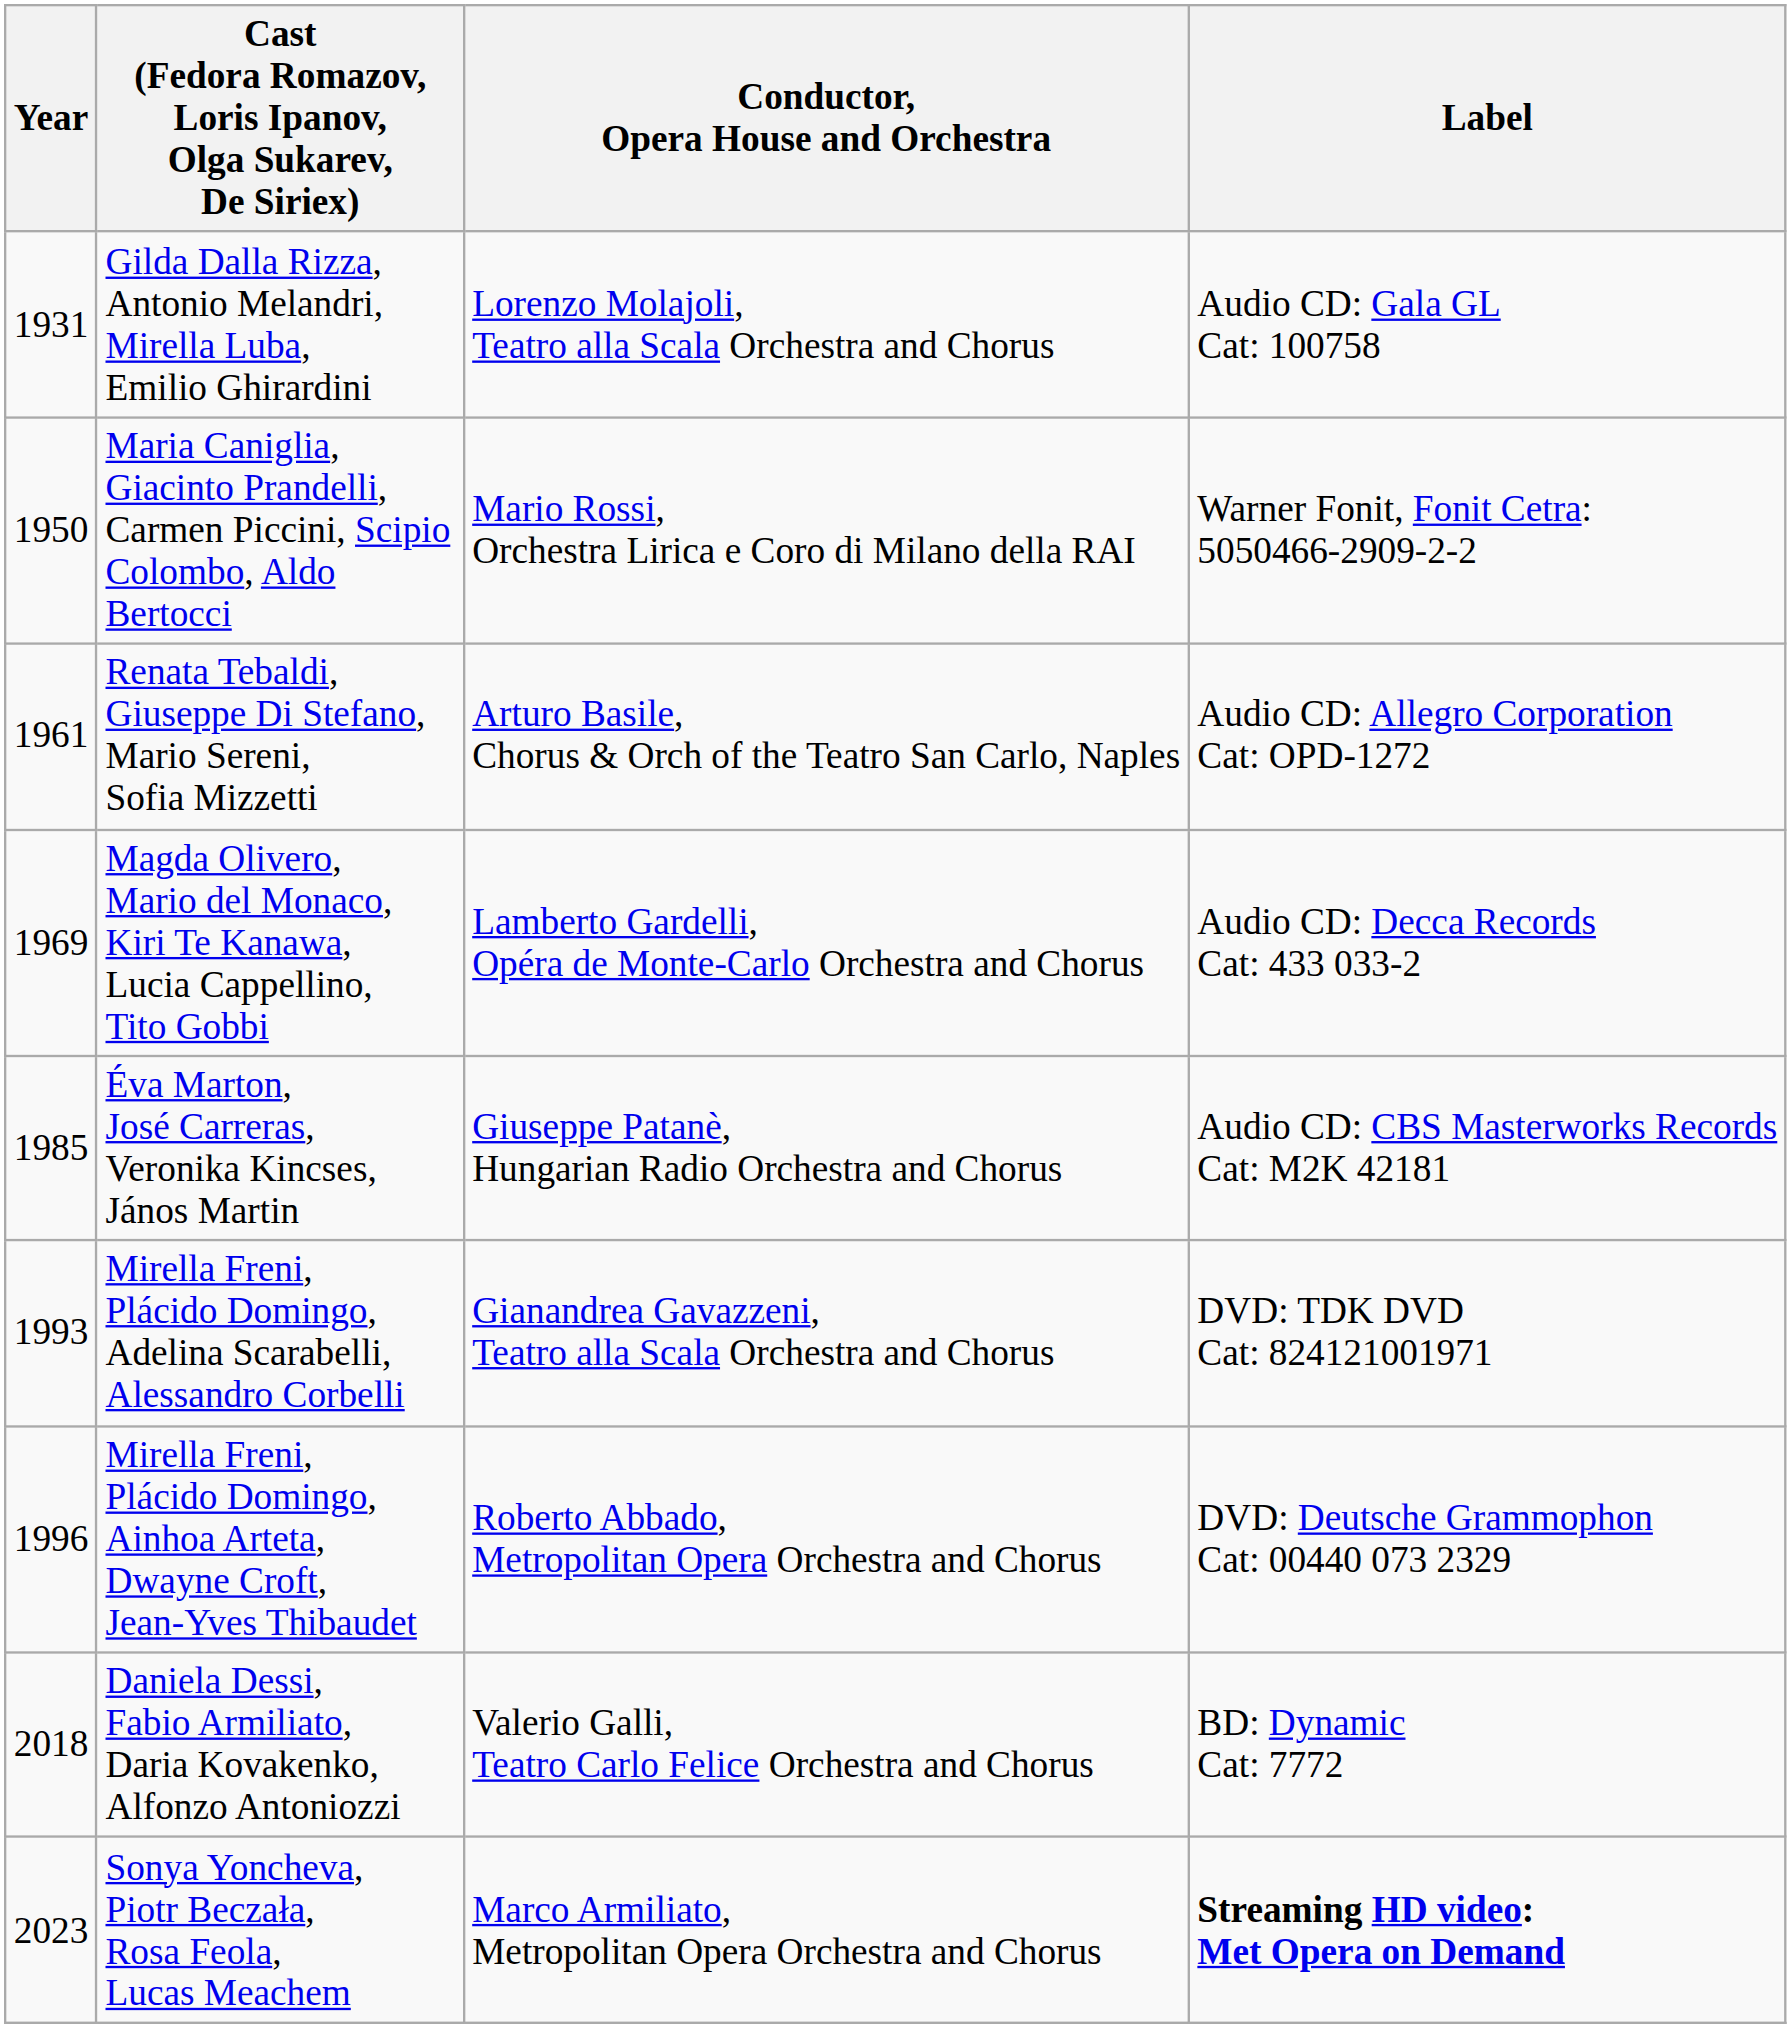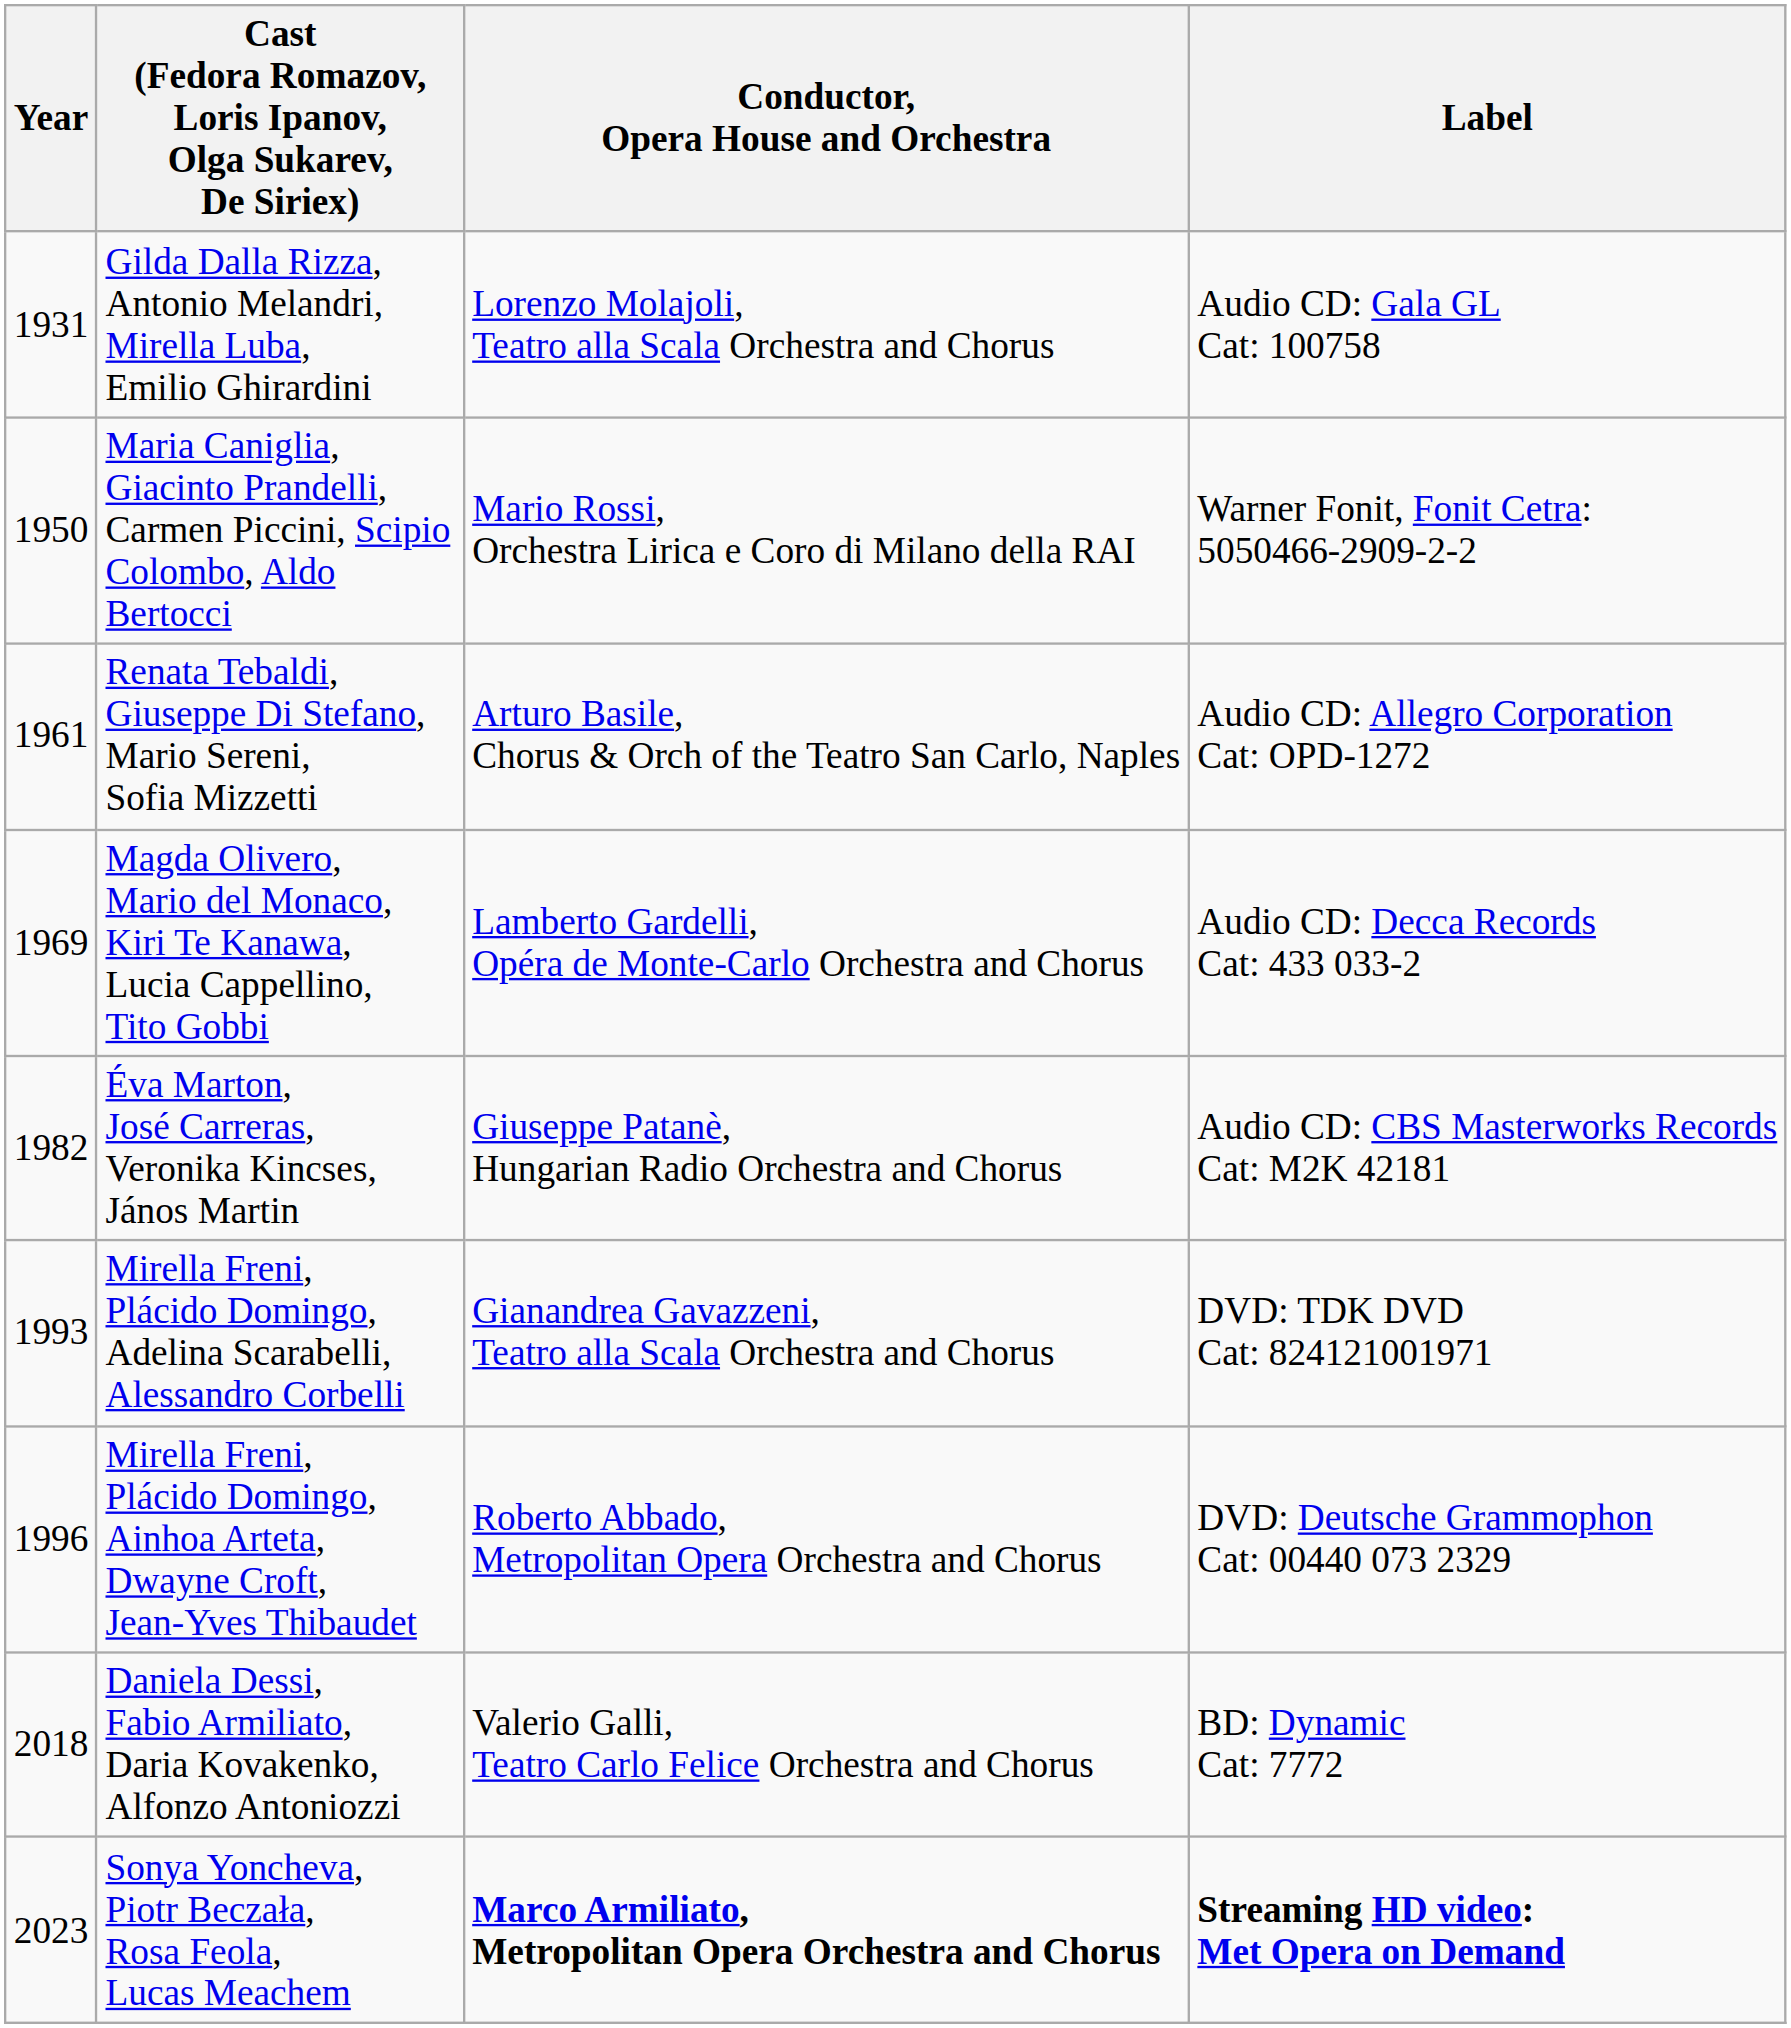(51, 1147) 1985 -> (51, 1147) 1982
(787, 1929) normal -> (816, 1929) bold
